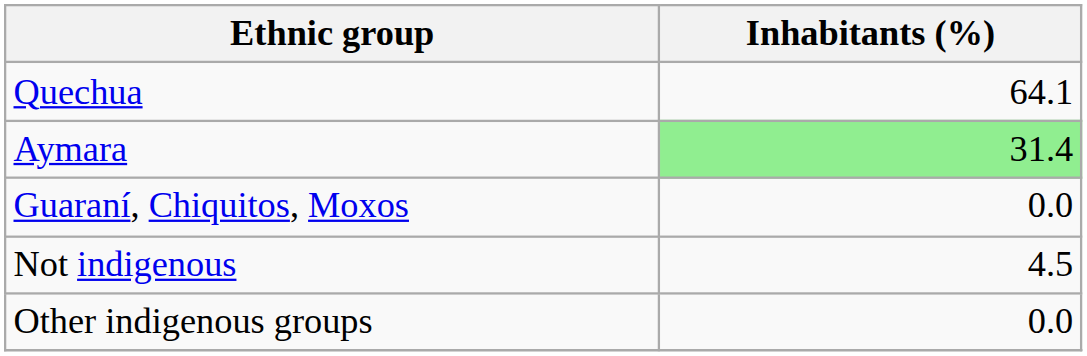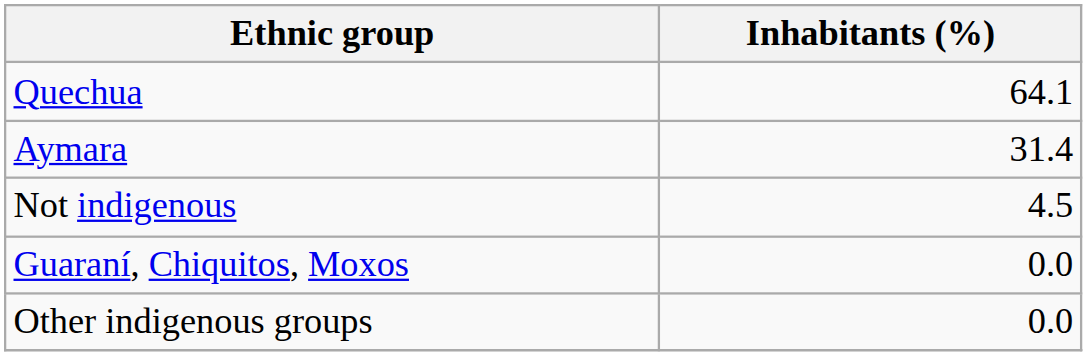(1041, 148) lightgreen background -> (1041, 148) no background
rows swapped: (211, 206) <-> (125, 263)
